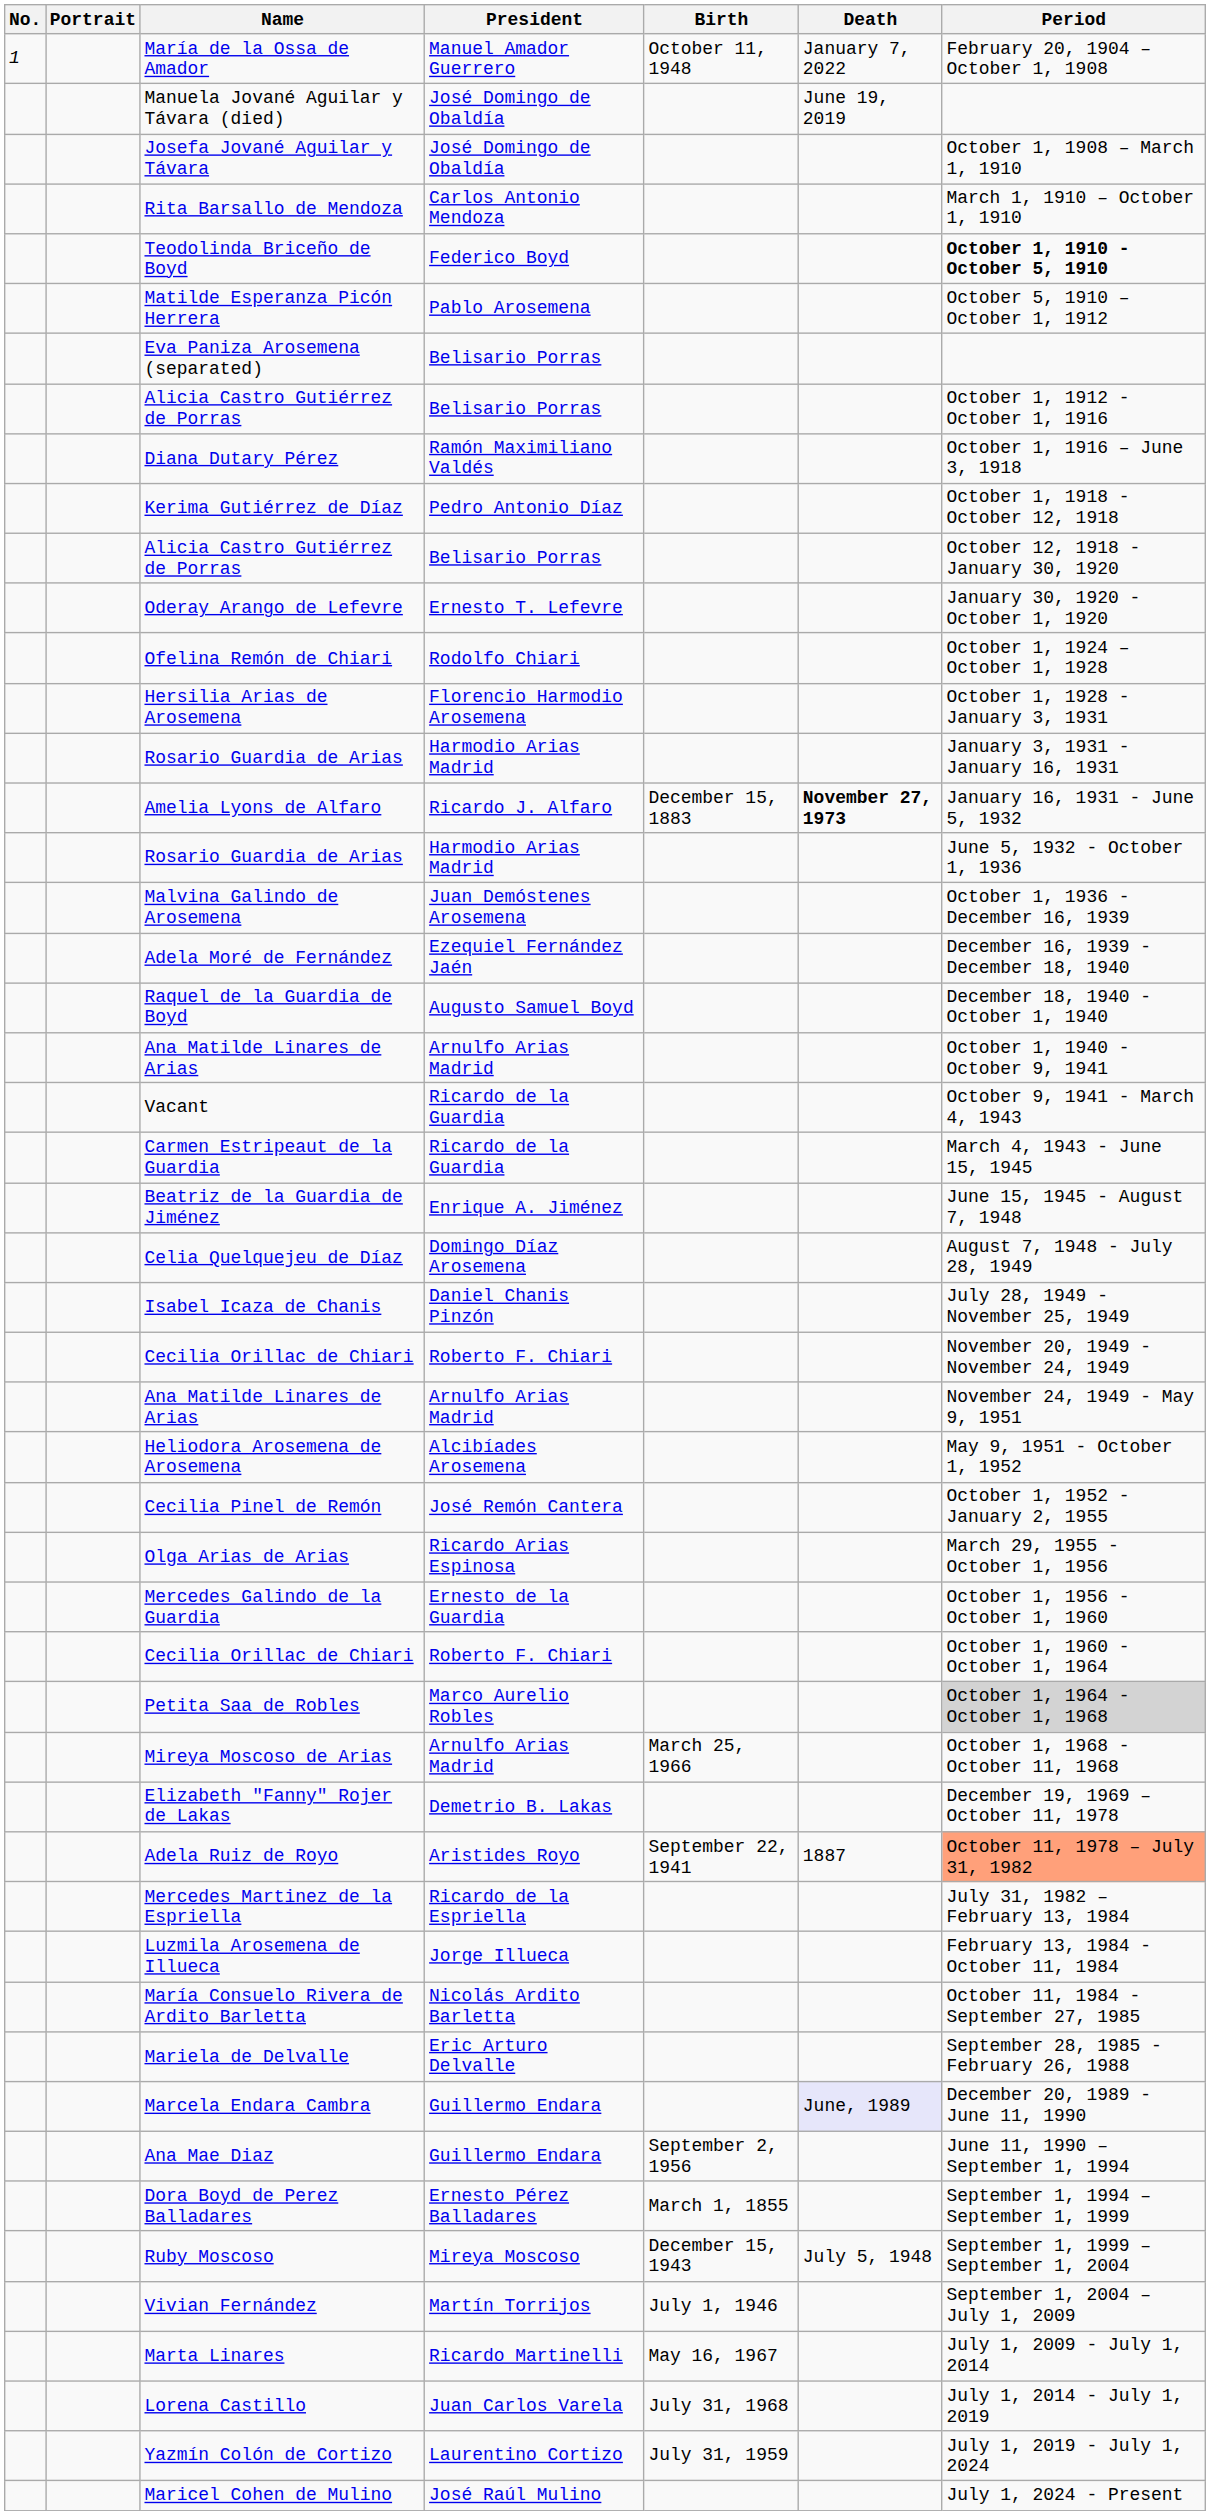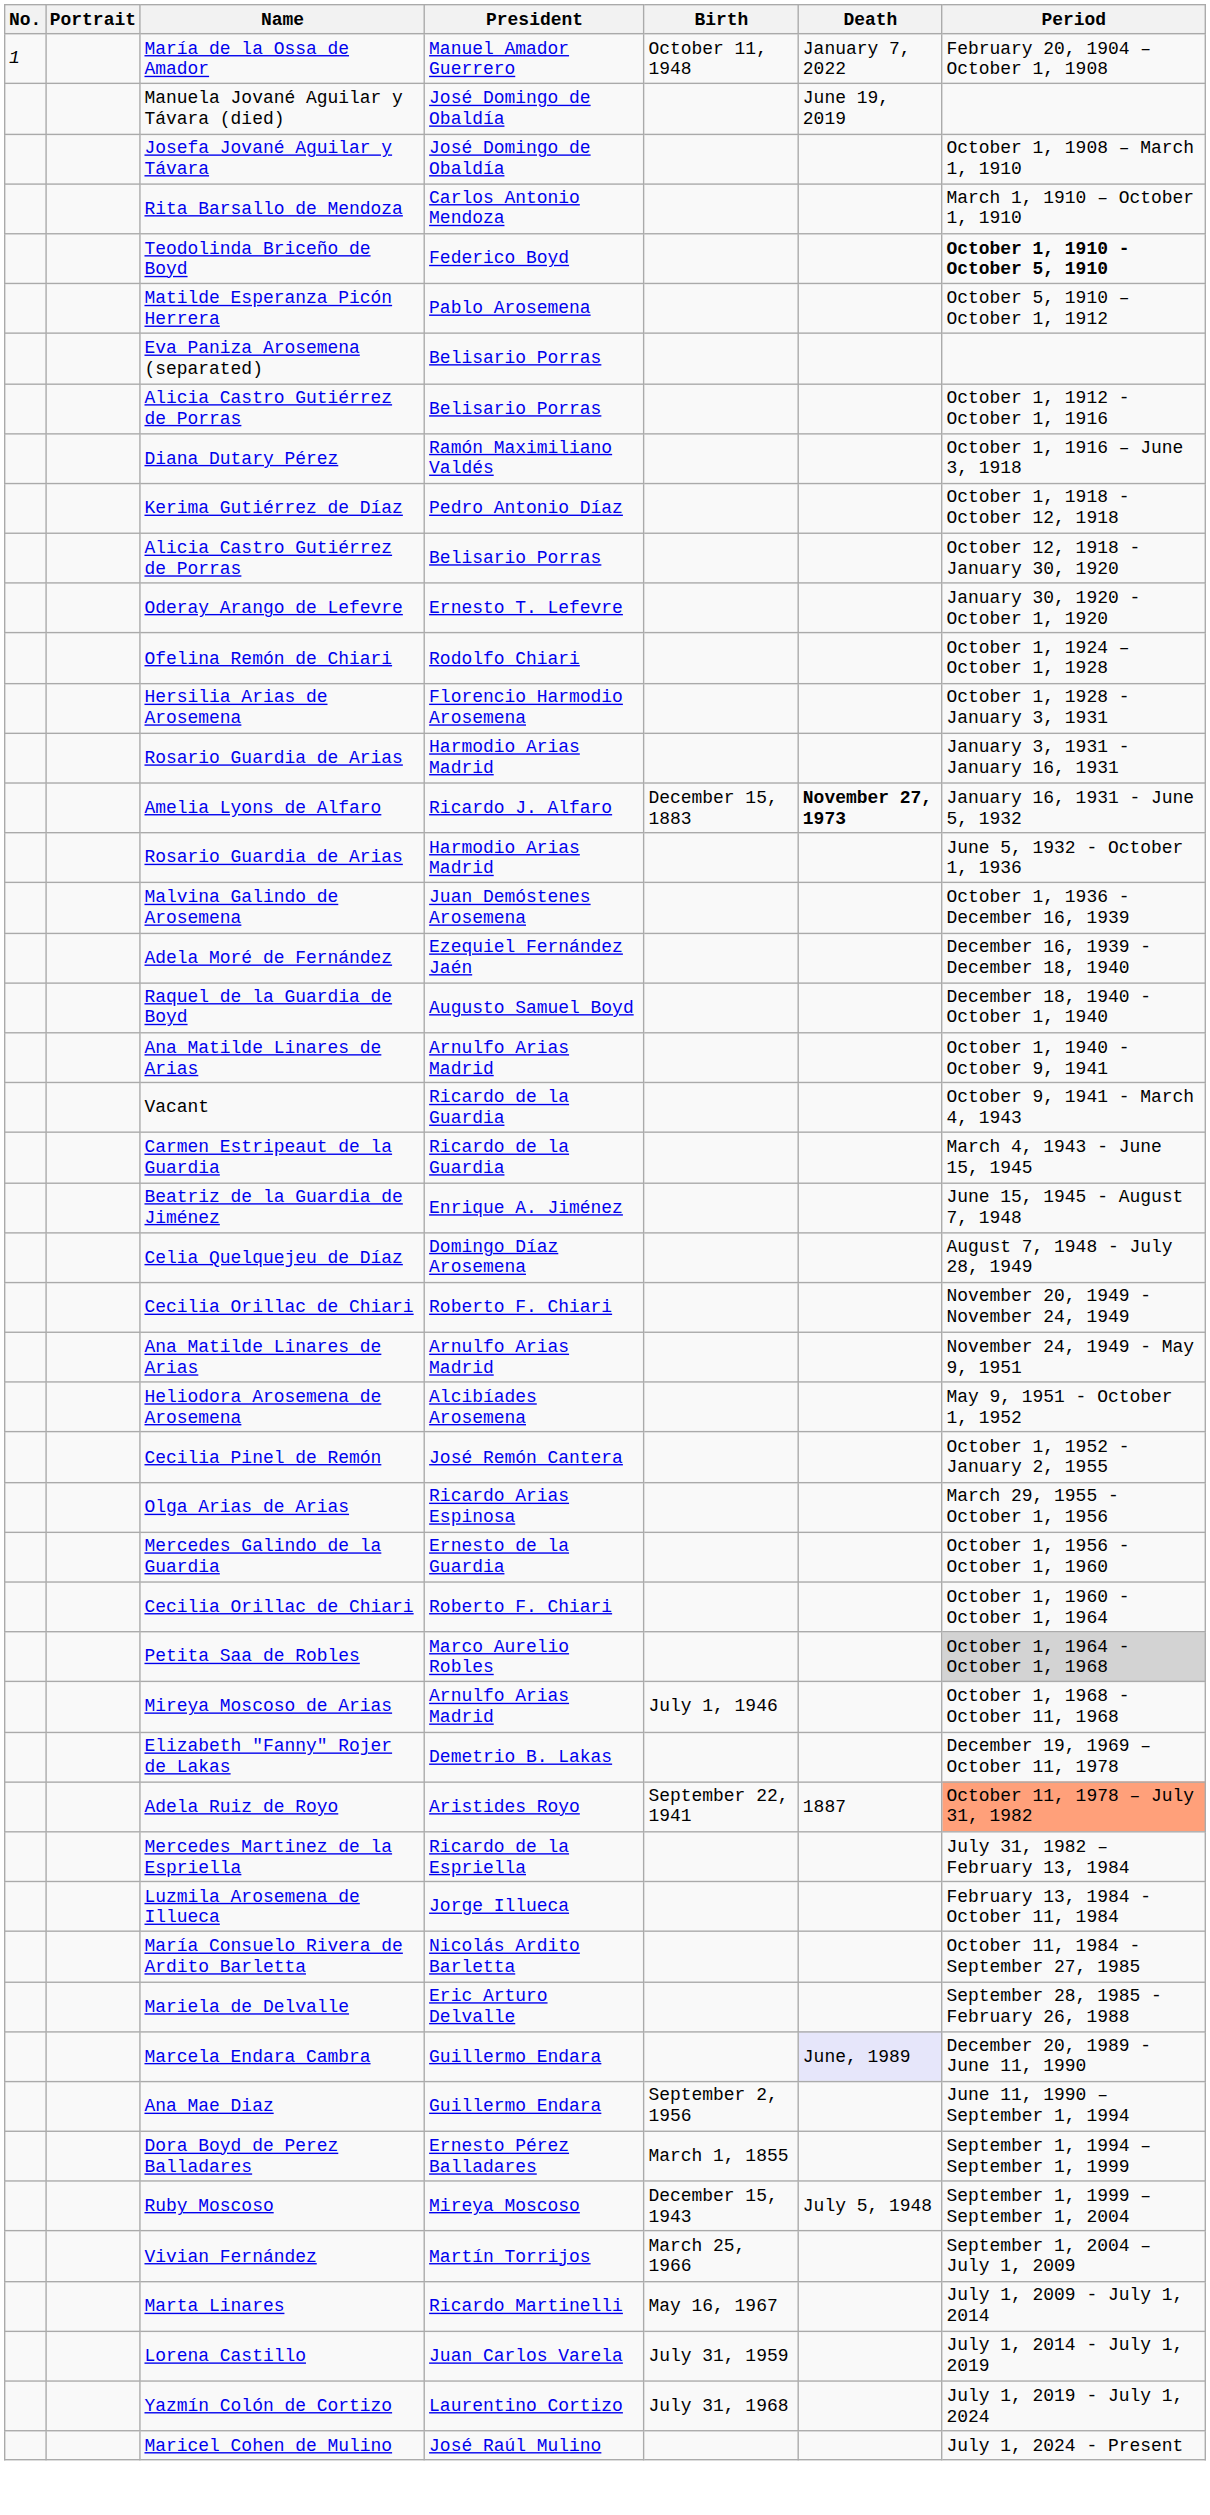- row: (263, 1307)
(697, 1757) March 25, 1966 -> (713, 1707) July 1, 1946
(713, 2306) July 1, 1946 -> (697, 2256) March 25, 1966
(718, 2406) July 31, 1968 -> (718, 2356) July 31, 1959
(718, 2456) July 31, 1959 -> (718, 2406) July 31, 1968
